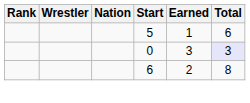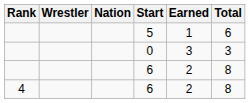(228, 51) lavender background -> (228, 51) no background
+ row: (22, 88)
